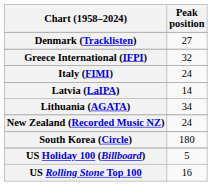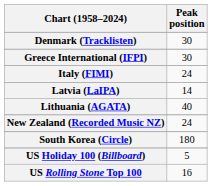(187, 40) 27 -> (187, 40) 30
(187, 57) 32 -> (187, 57) 30
(187, 106) 34 -> (187, 106) 40
